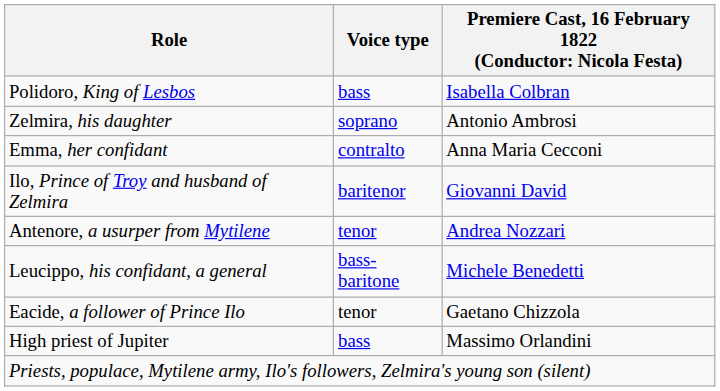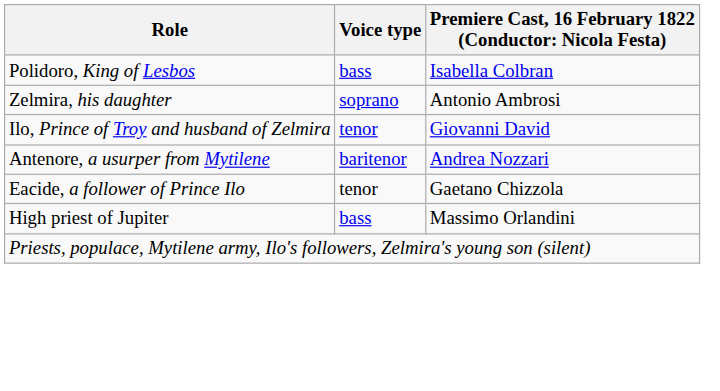- row: (88, 150)
(372, 190) baritenor -> (358, 129) tenor
(357, 230) tenor -> (373, 159) baritenor
- row: (138, 271)
